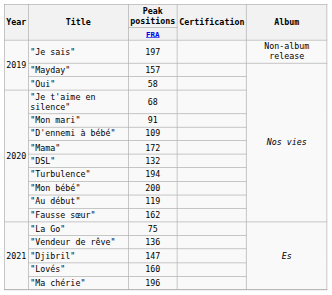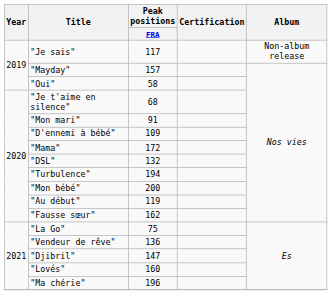(153, 52) 197 -> (153, 52) 117
